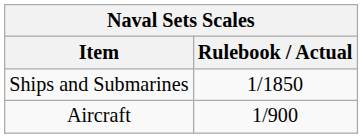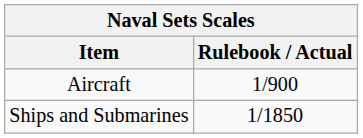rows swapped: (99, 84) <-> (99, 116)
